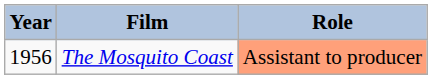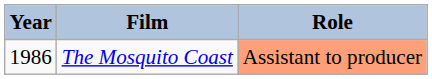(31, 56) 1956 -> (31, 56) 1986
